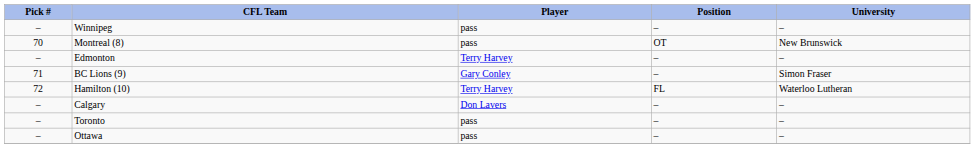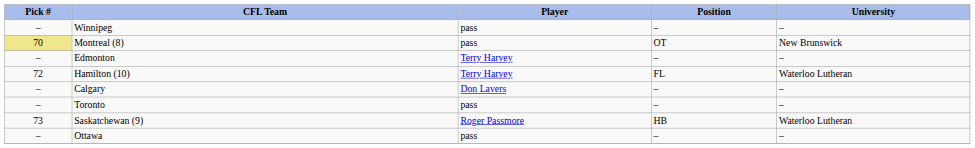(38, 43) no background -> (38, 43) khaki background
- row: (100, 74)
+ row: (109, 120)
